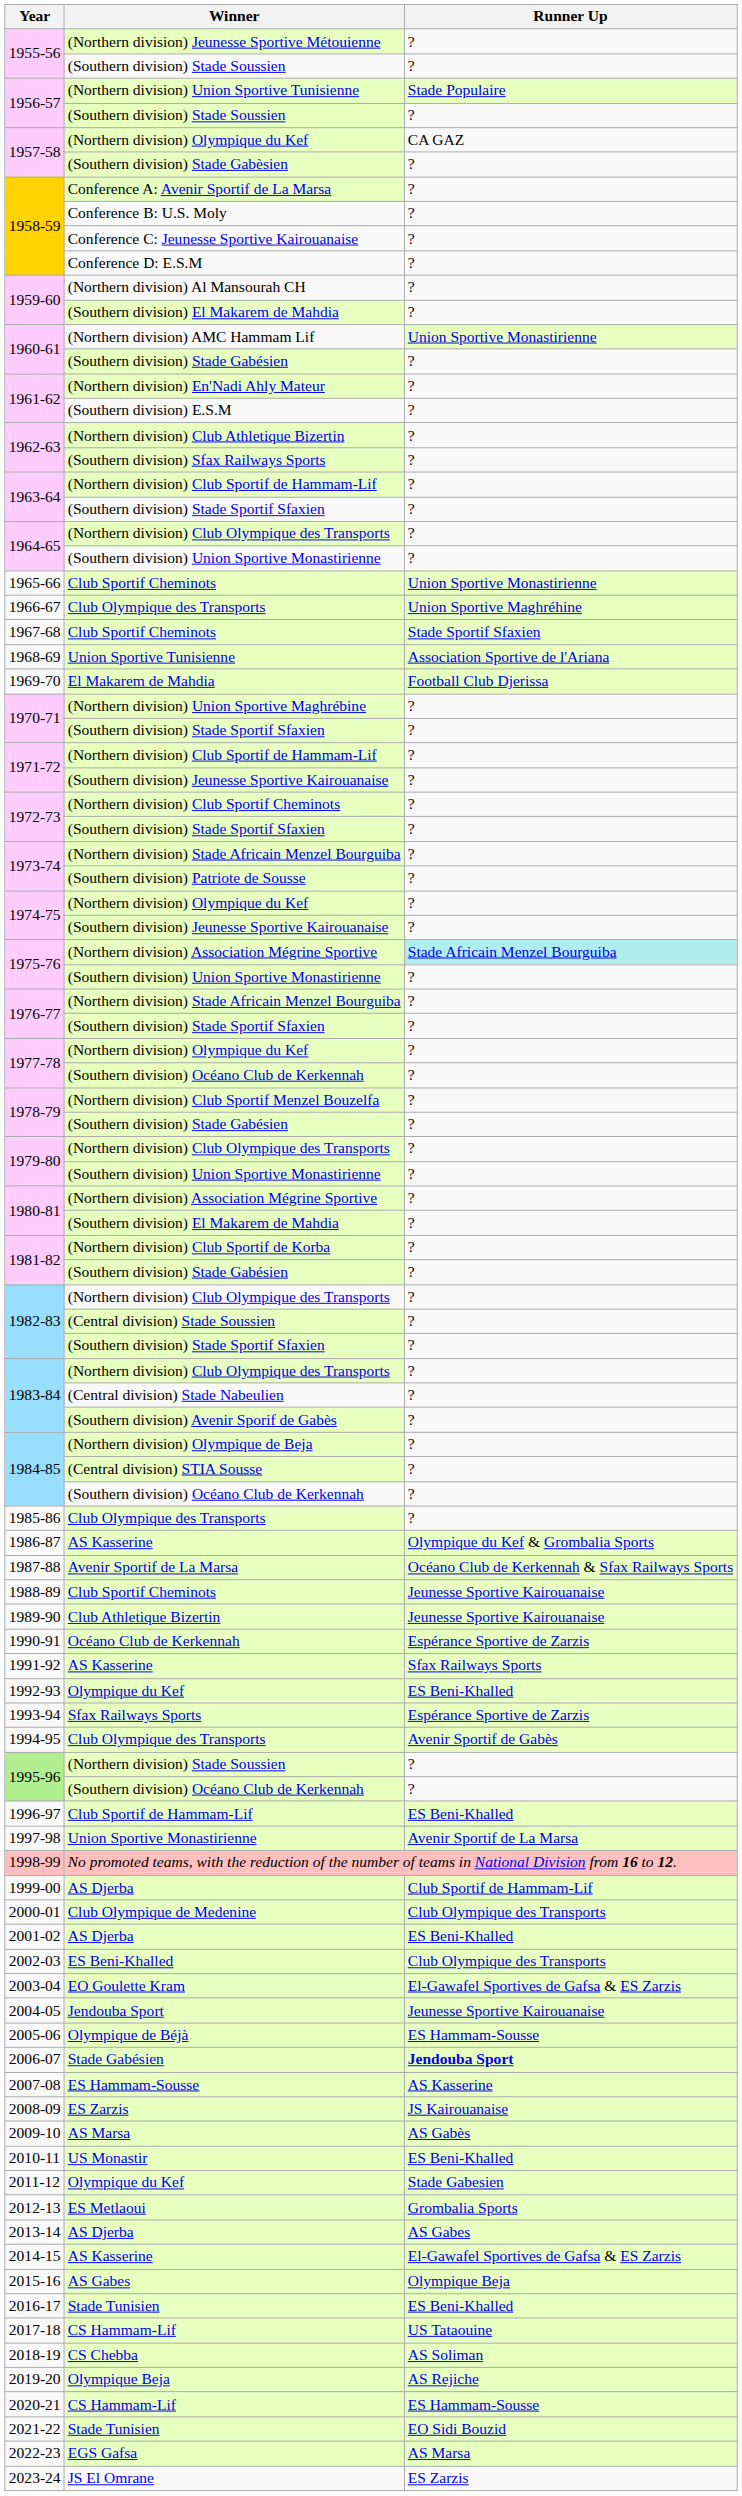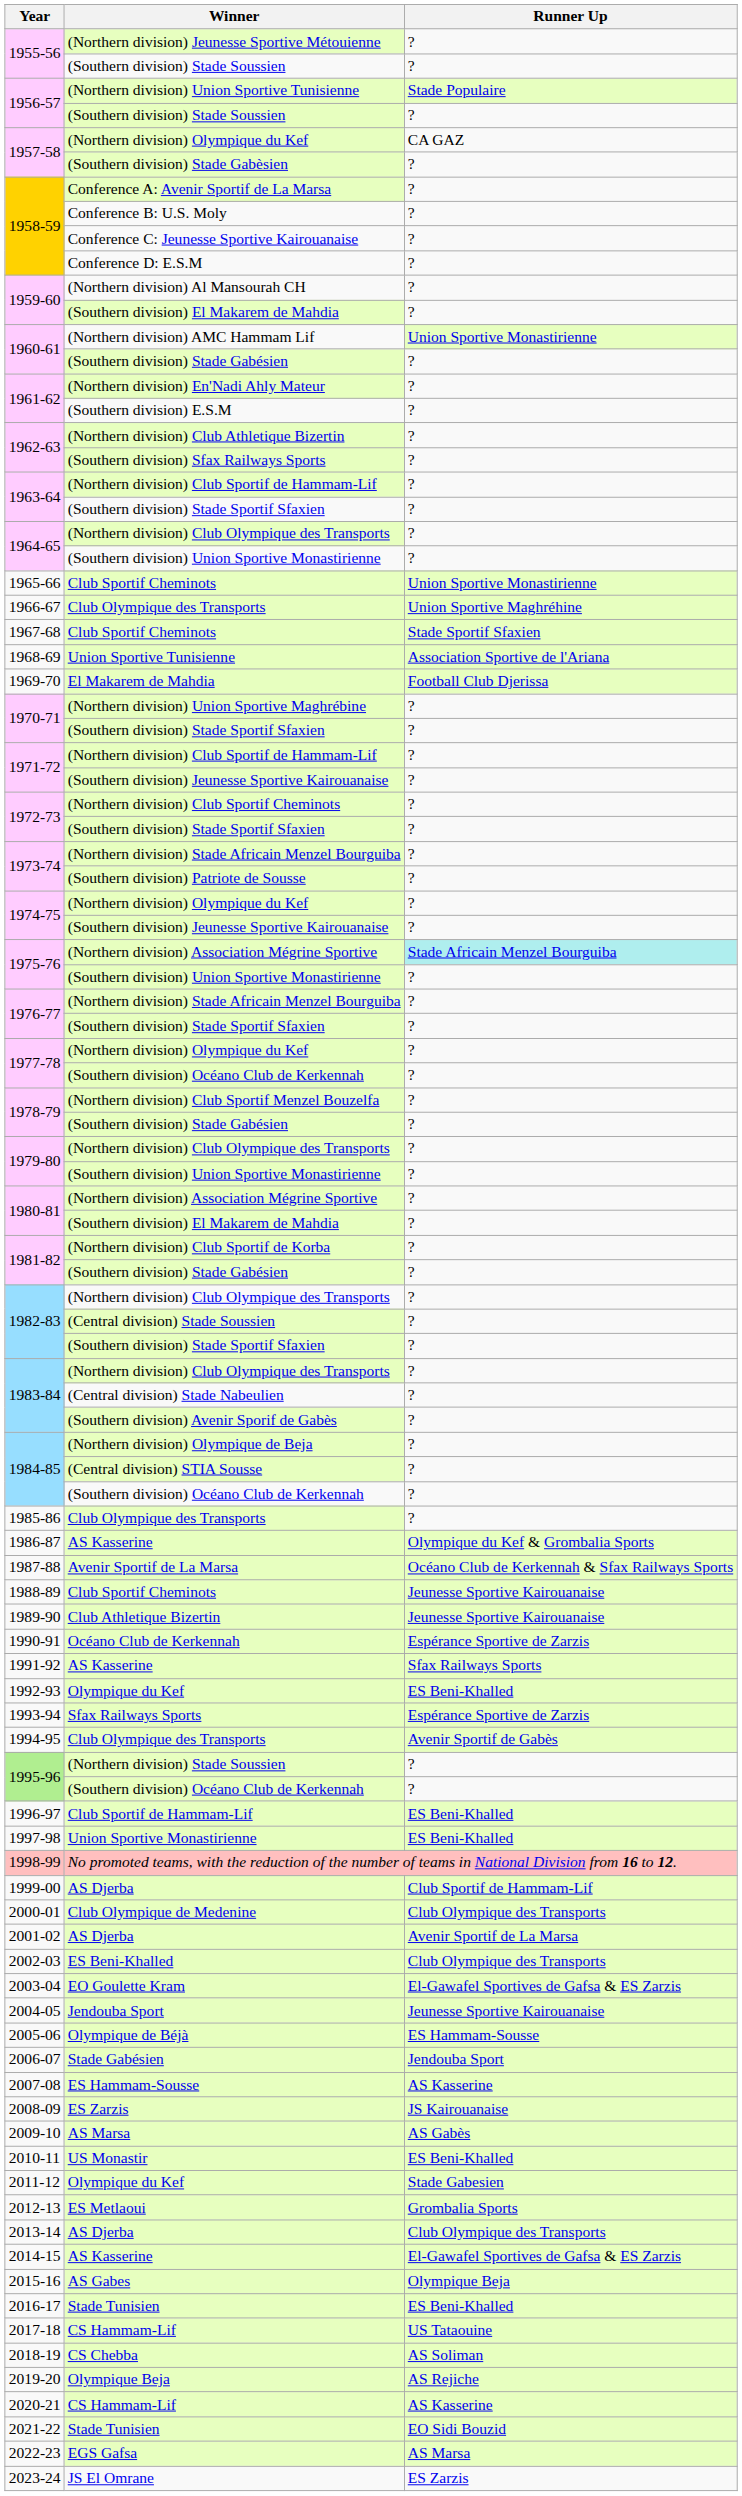(493, 1838) Avenir Sportif de La Marsa -> (461, 1838) ES Beni-Khalled
(461, 1936) ES Beni-Khalled -> (493, 1936) Avenir Sportif de La Marsa
(461, 2059) bold -> (456, 2059) normal
(439, 2232) AS Gabes -> (507, 2232) Club Olympique des Transports
(474, 2404) ES Hammam-Sousse -> (450, 2404) AS Kasserine
